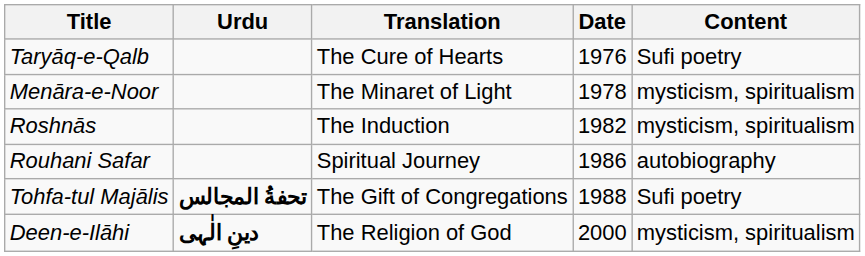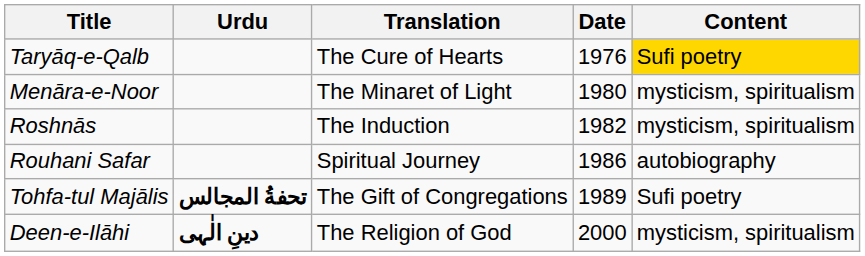(689, 56) no background -> (689, 56) gold background
(602, 91) 1978 -> (602, 91) 1980
(602, 196) 1988 -> (602, 196) 1989
